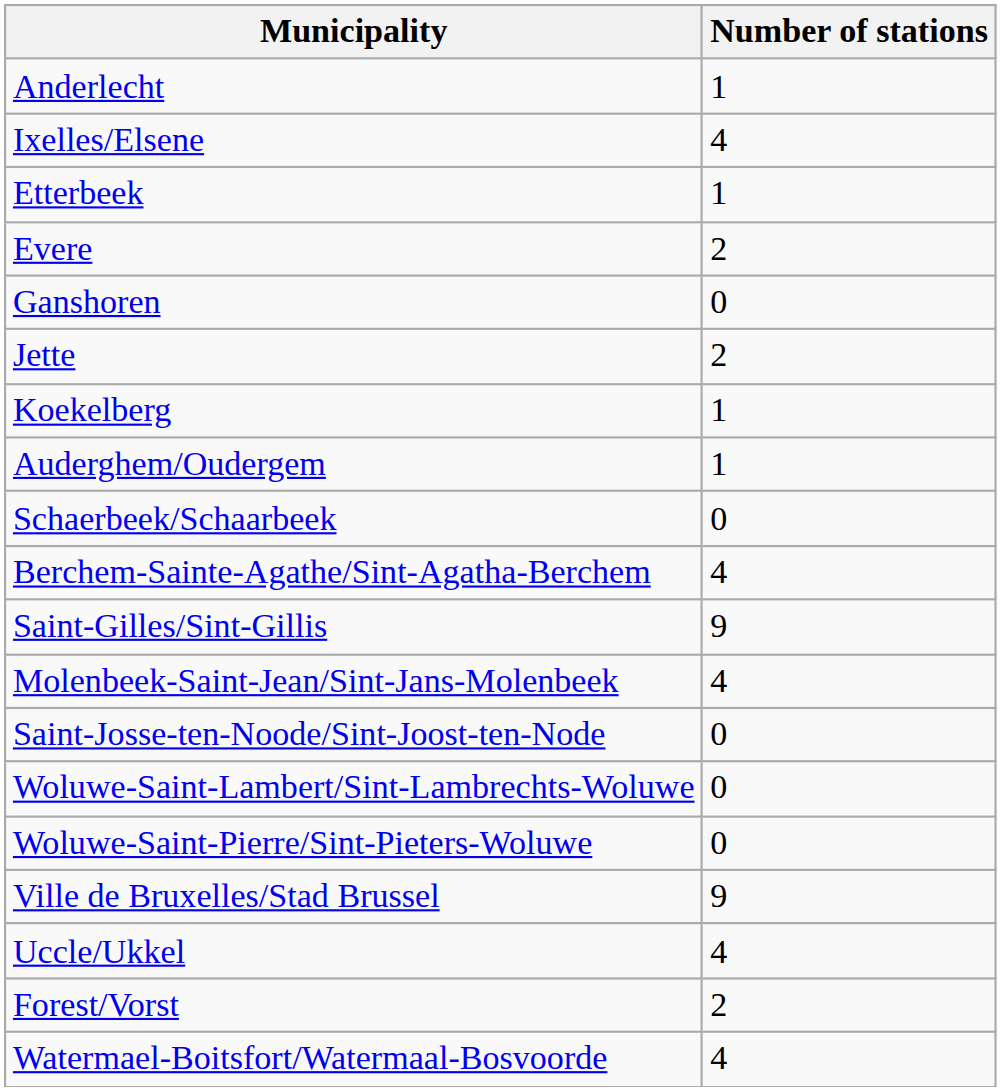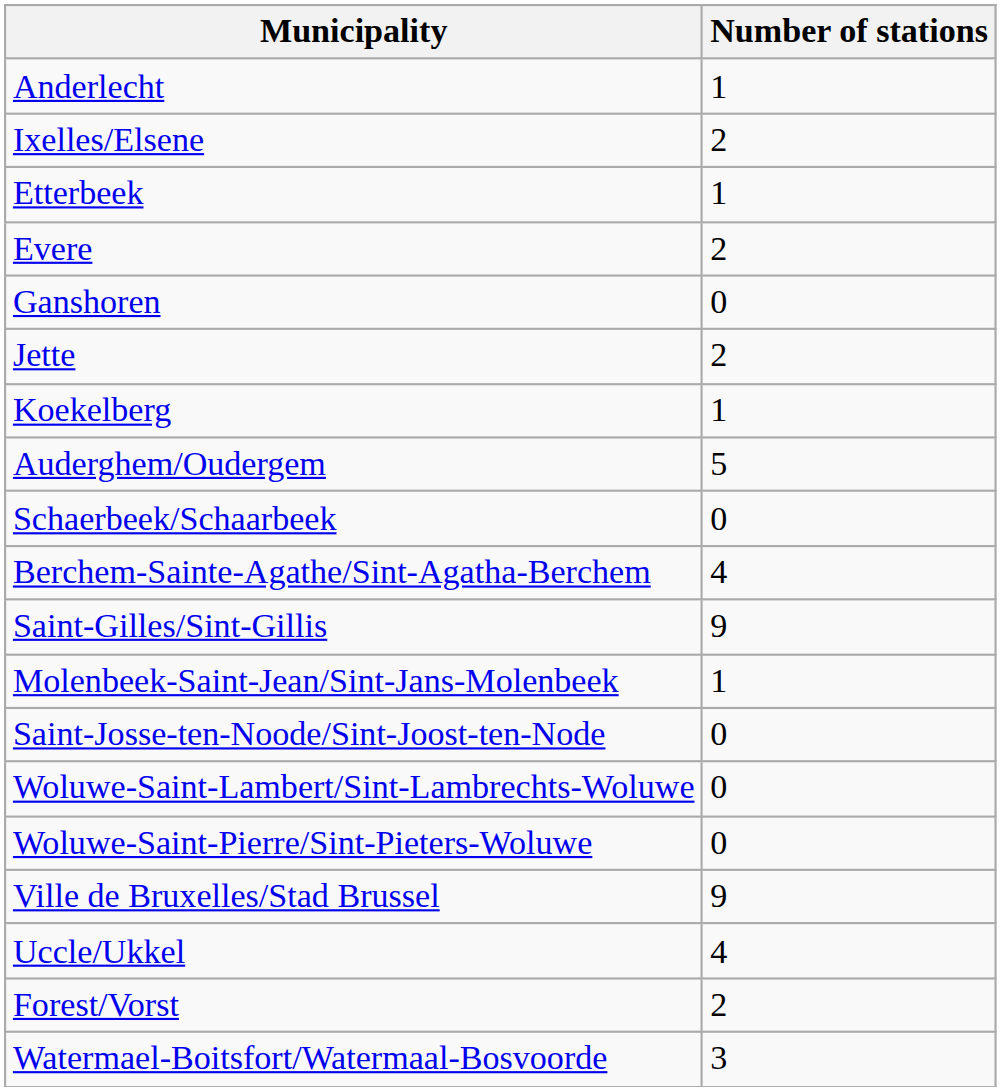(719, 139) 4 -> (719, 139) 2
(719, 463) 1 -> (719, 463) 5
(719, 680) 4 -> (719, 680) 1
(719, 1058) 4 -> (719, 1058) 3
